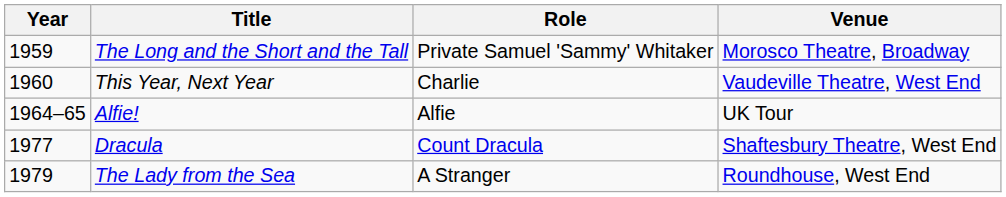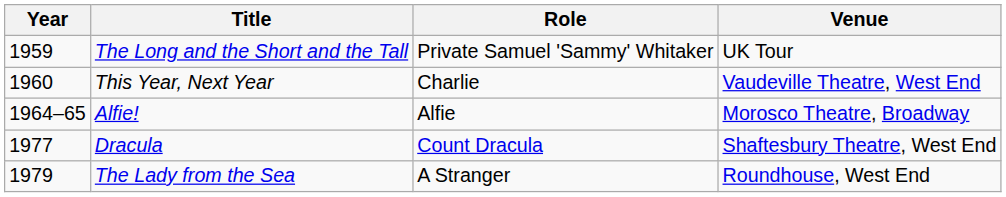(846, 51) Morosco Theatre, Broadway -> (758, 51) UK Tour
(758, 113) UK Tour -> (846, 113) Morosco Theatre, Broadway
